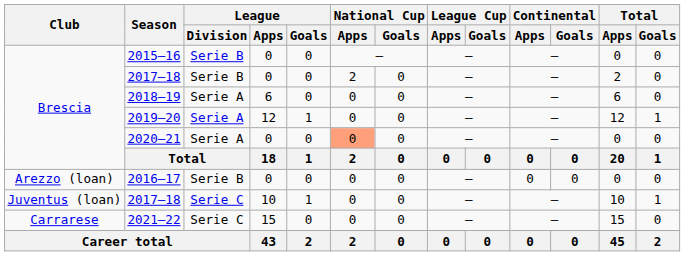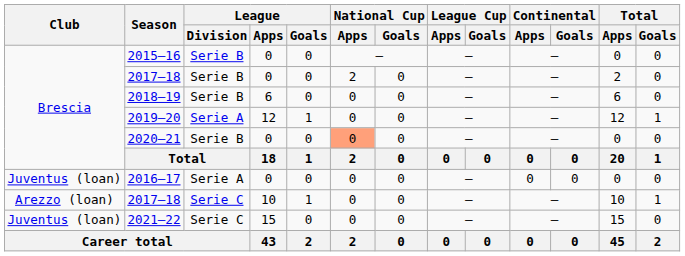(217, 97) Serie A -> (217, 97) Serie B
(217, 138) Serie A -> (217, 138) Serie B
(64, 179) Arezzo (loan) -> (64, 179) Juventus (loan)
(217, 179) Serie B -> (217, 179) Serie A
(64, 200) Juventus (loan) -> (64, 200) Arezzo (loan)
(64, 220) Carrarese -> (64, 220) Juventus (loan)
